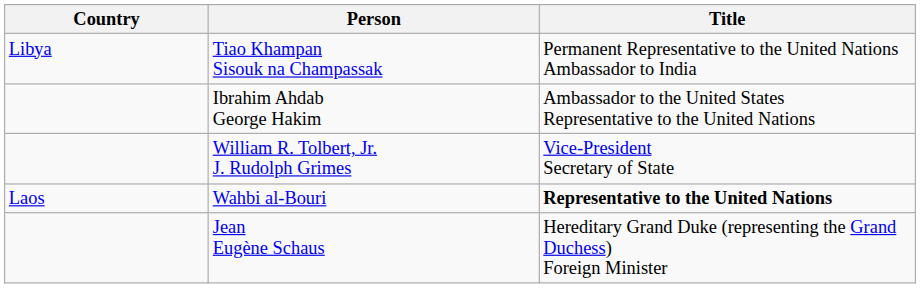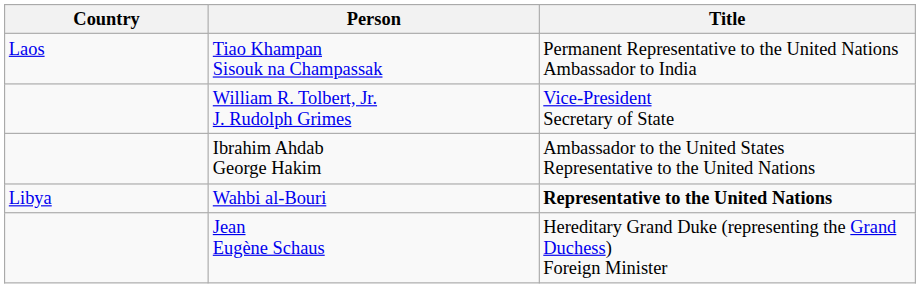(30, 48) Libya -> (27, 48) Laos
rows swapped: (268, 108) <-> (295, 158)
(27, 197) Laos -> (30, 197) Libya
